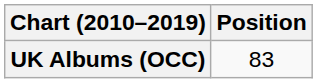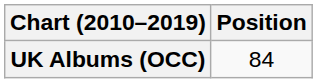(262, 58) 83 -> (262, 58) 84
